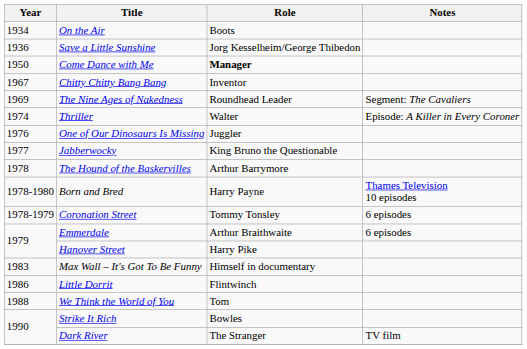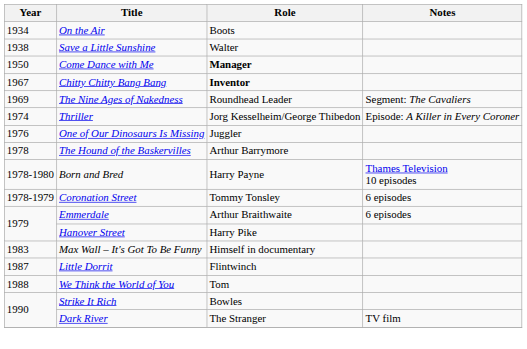(18, 47) 1936 -> (18, 47) 1938
(285, 47) Jorg Kesselheim/George Thibedon -> (224, 47) Walter
(228, 82) normal -> (230, 82) bold
(224, 116) Walter -> (285, 116) Jorg Kesselheim/George Thibedon
- row: (88, 151)
(18, 284) 1986 -> (18, 266) 1987
